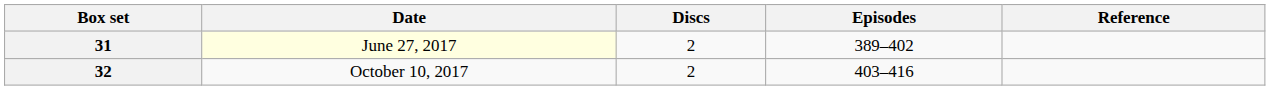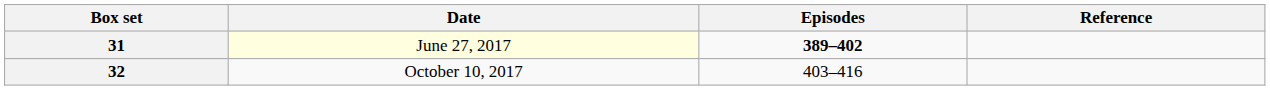- column: (691, 17)
(884, 44) normal -> (833, 44) bold
